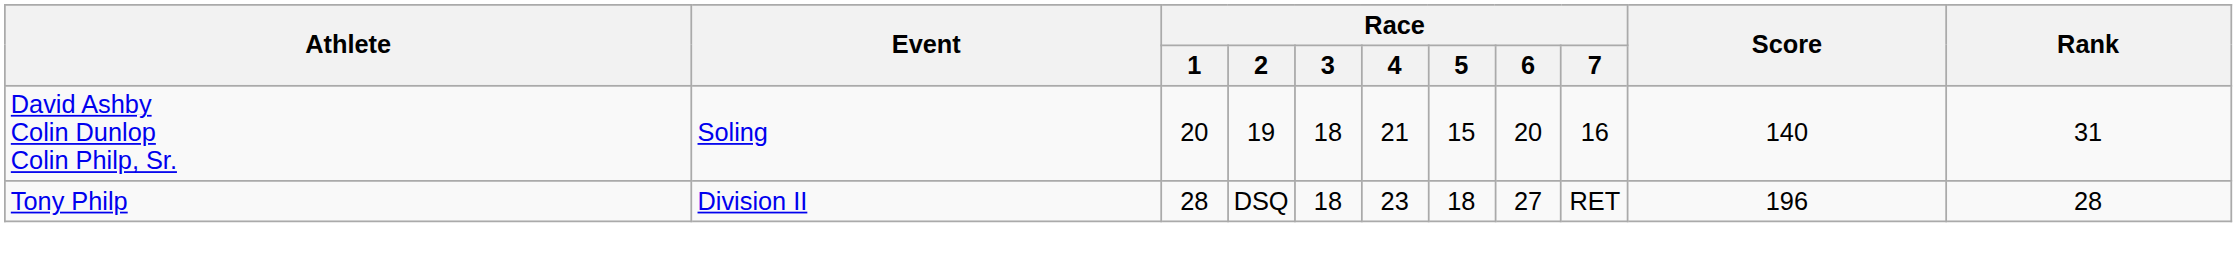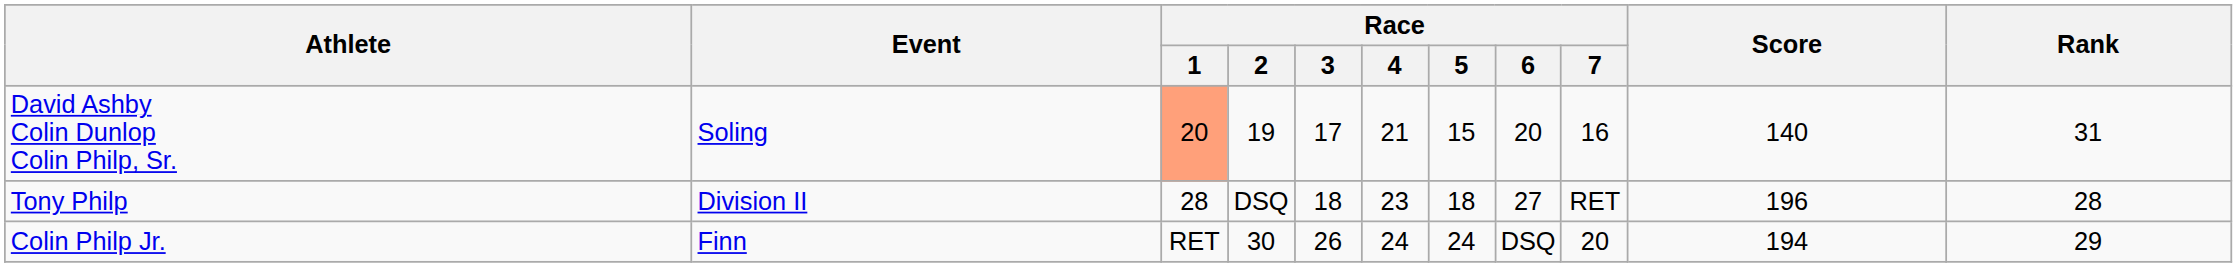(1194, 134) no background -> (1194, 134) lightsalmon background
(1328, 134) 18 -> (1328, 134) 17
+ row: (88, 242)
